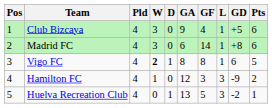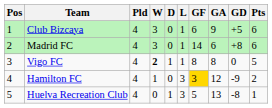columns swapped: (223, 12) <-> (188, 12)
(203, 29) 4 -> (194, 29) 6
(234, 62) 6 -> (234, 62) 0
(203, 78) no background -> (194, 78) gold background
(235, 95) -2 -> (235, 95) -8
